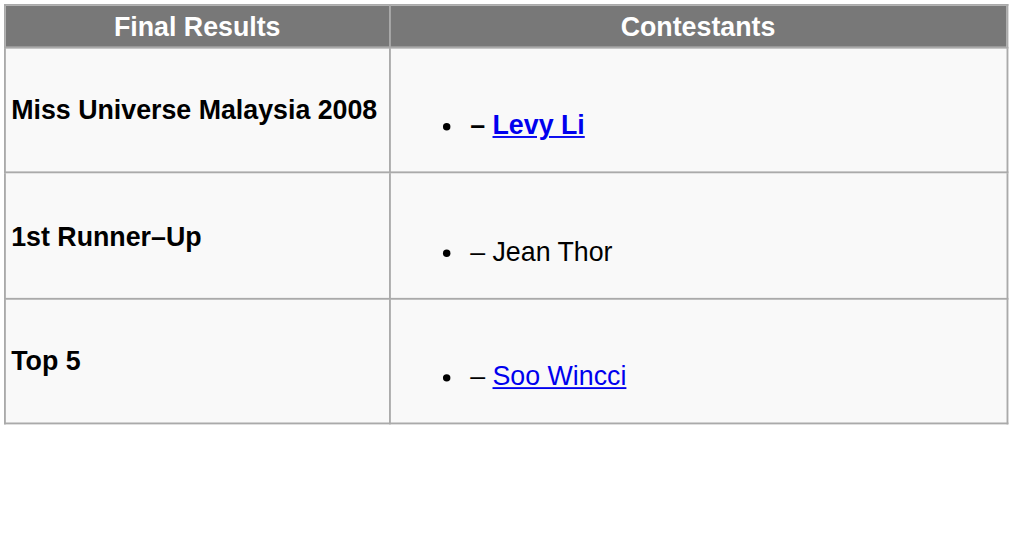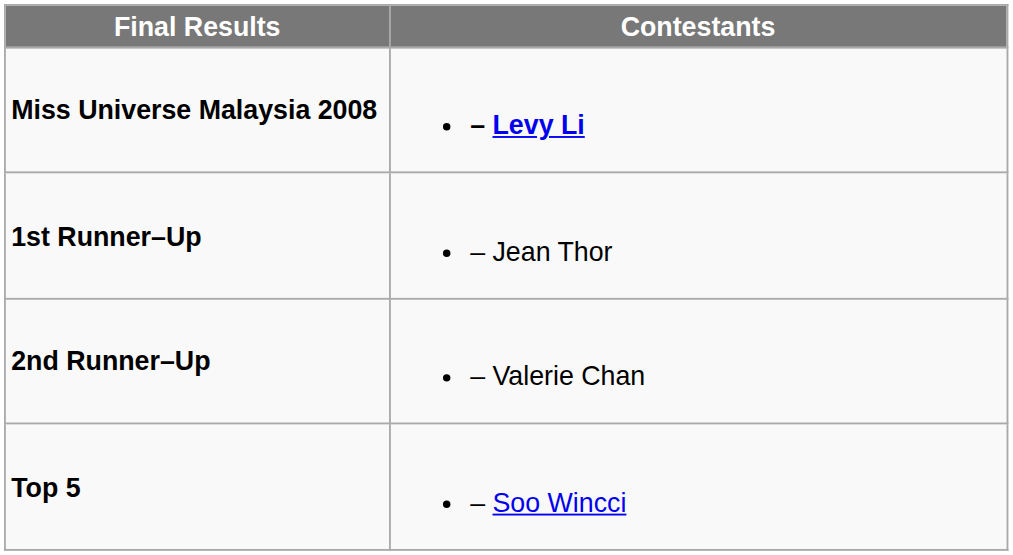+ row: (111, 362)
